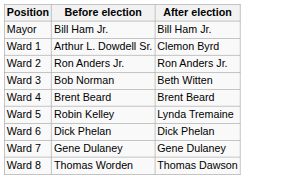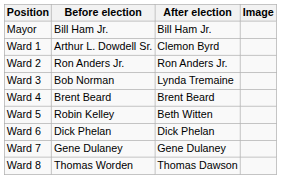+ column: (258, 13)
(185, 81) Beth Witten -> (196, 81) Lynda Tremaine
(196, 115) Lynda Tremaine -> (185, 115) Beth Witten
